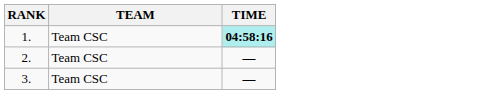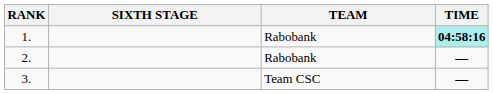+ column: (155, 15)
(79, 36) Team CSC -> (290, 36) Rabobank
(79, 57) Team CSC -> (290, 57) Rabobank
